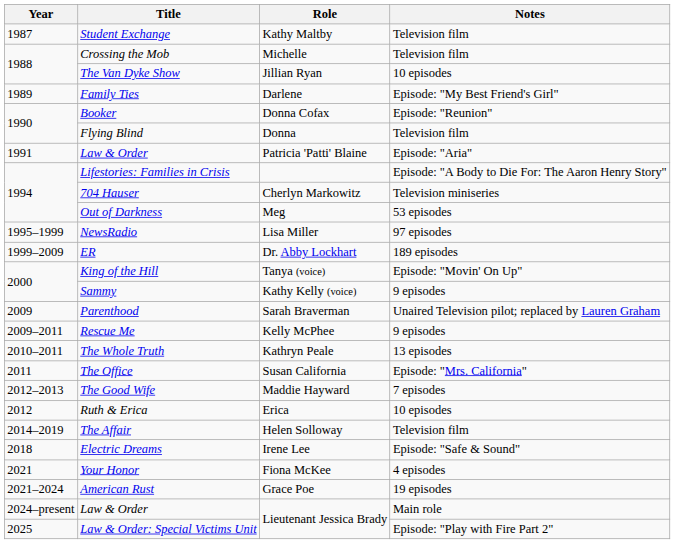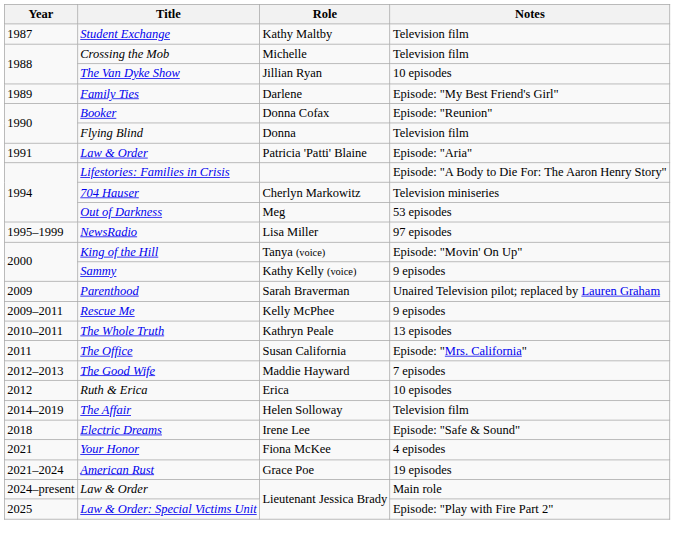- row: (88, 251)
